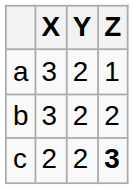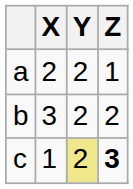(49, 71) 3 -> (49, 71) 2
(49, 159) 2 -> (49, 159) 1
(81, 159) no background -> (81, 159) khaki background
